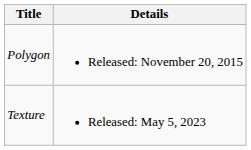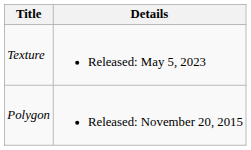rows swapped: (29, 54) <-> (26, 115)
